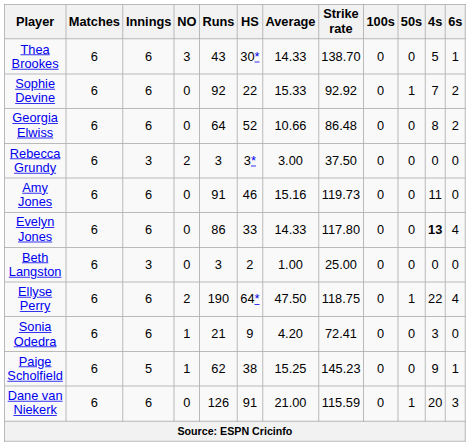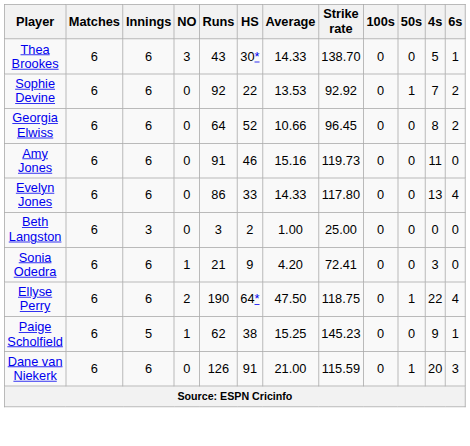(290, 91) 15.33 -> (290, 91) 13.53
(341, 125) 86.48 -> (341, 125) 96.45
- row: (35, 160)
(435, 230) bold -> (435, 195) normal
rows swapped: (35, 334) <-> (35, 299)
